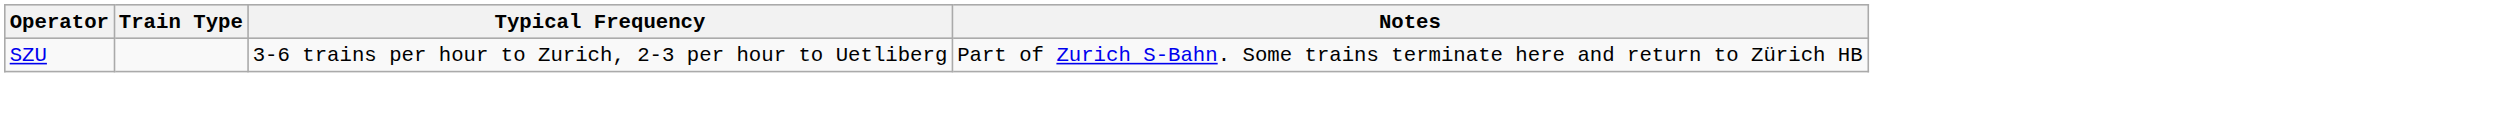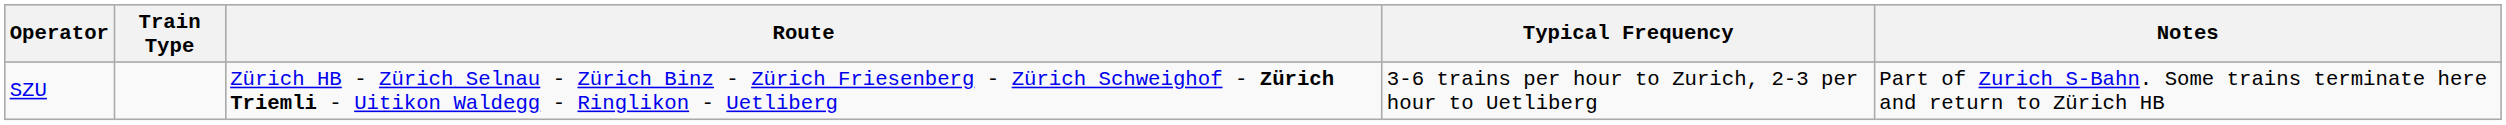+ column: (804, 34)
